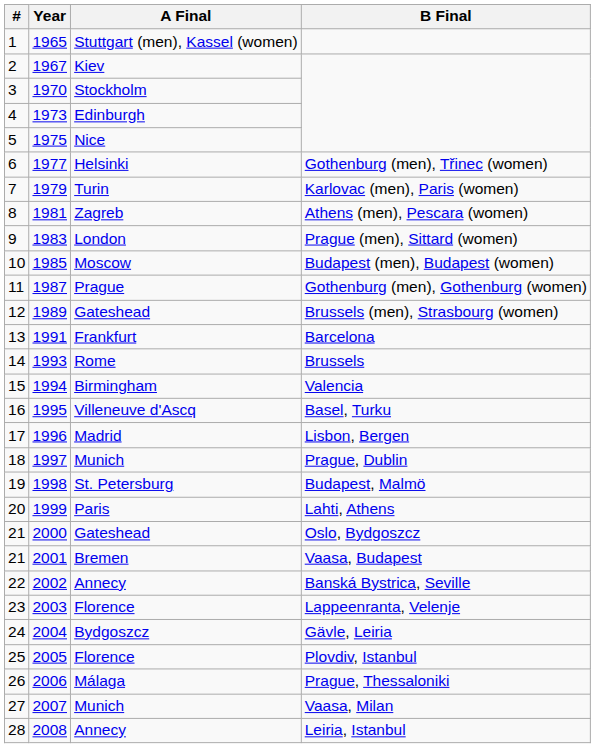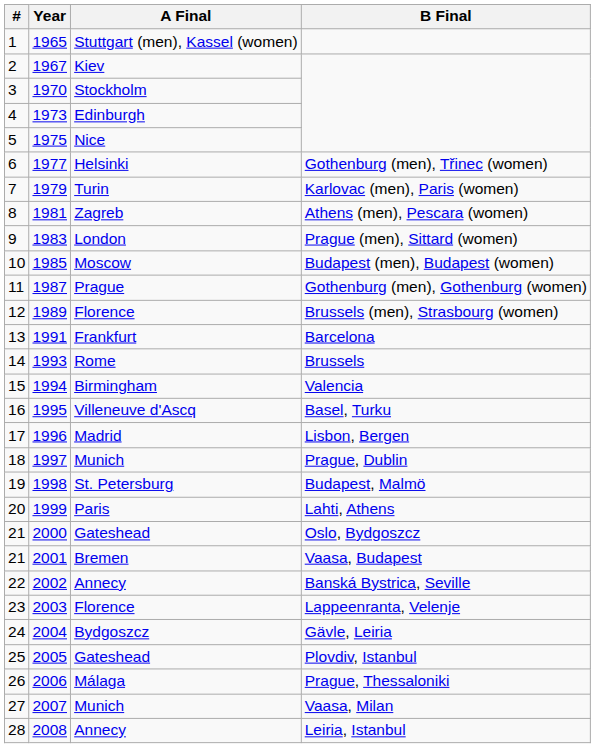(112, 312) Gateshead -> (104, 312) Florence
(104, 656) Florence -> (112, 656) Gateshead
